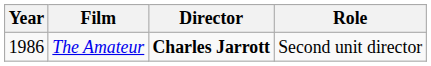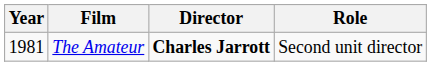(26, 46) 1986 -> (26, 46) 1981
